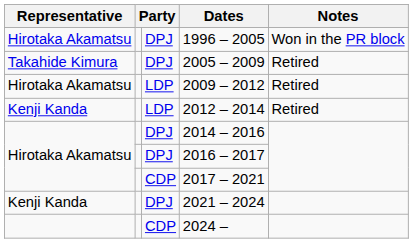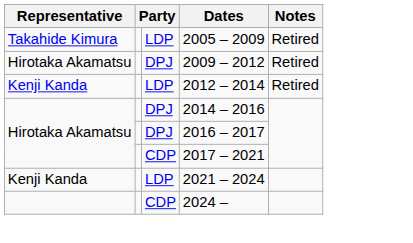- row: (224, 39)
(159, 62) DPJ -> (159, 39) LDP
(159, 86) LDP -> (159, 62) DPJ
(159, 202) DPJ -> (159, 179) LDP
